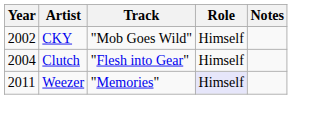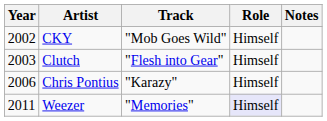(22, 60) 2004 -> (22, 60) 2003
+ row: (80, 82)
